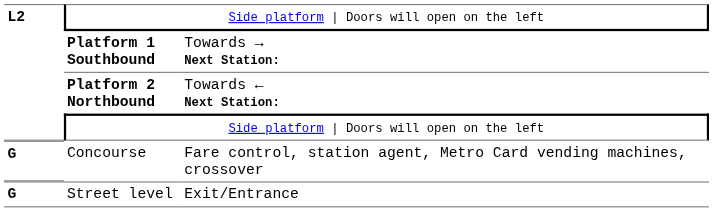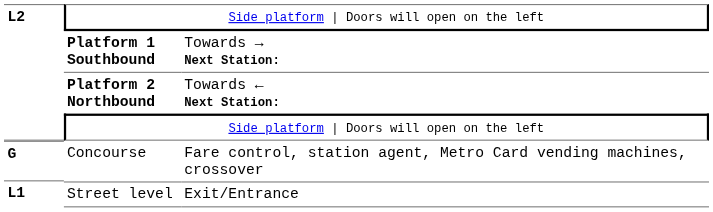(12, 194) G -> (16, 193) L1
